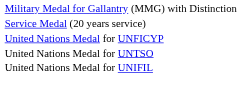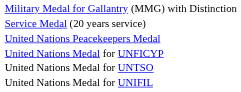+ row: (83, 38)
